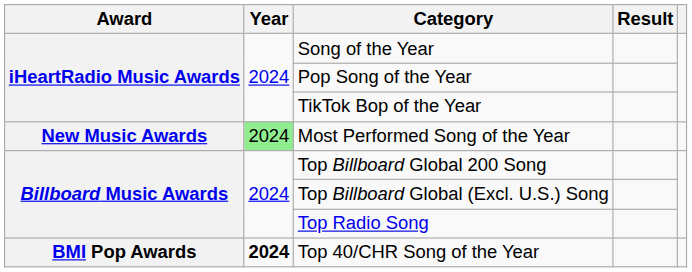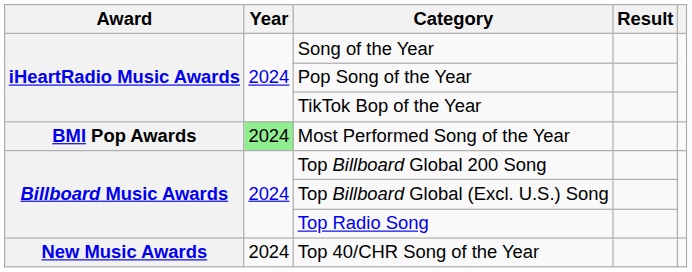(124, 135) New Music Awards -> (124, 135) BMI Pop Awards
(124, 252) BMI Pop Awards -> (124, 252) New Music Awards
(269, 252) bold -> (269, 252) normal
